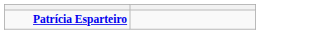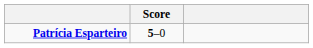+ column: (156, 14)
